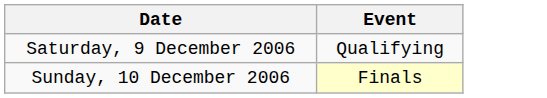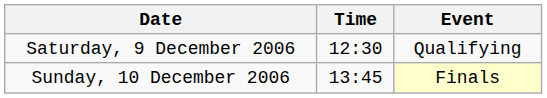+ column: (356, 19)
